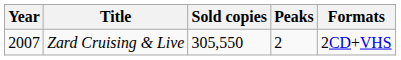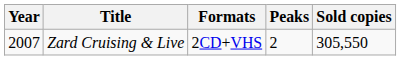columns swapped: (229, 17) <-> (356, 17)
